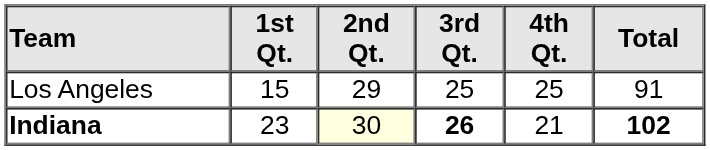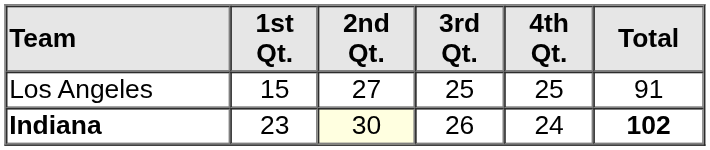(366, 89) 29 -> (366, 89) 27
(460, 125) bold -> (460, 125) normal
(549, 125) 21 -> (549, 125) 24
